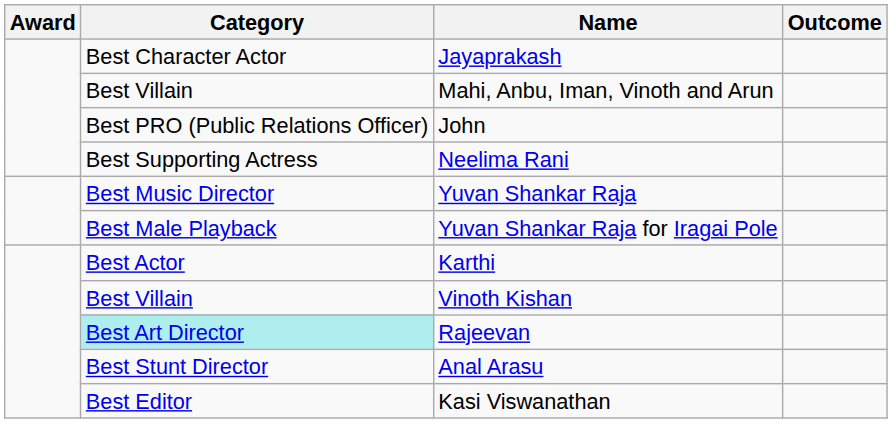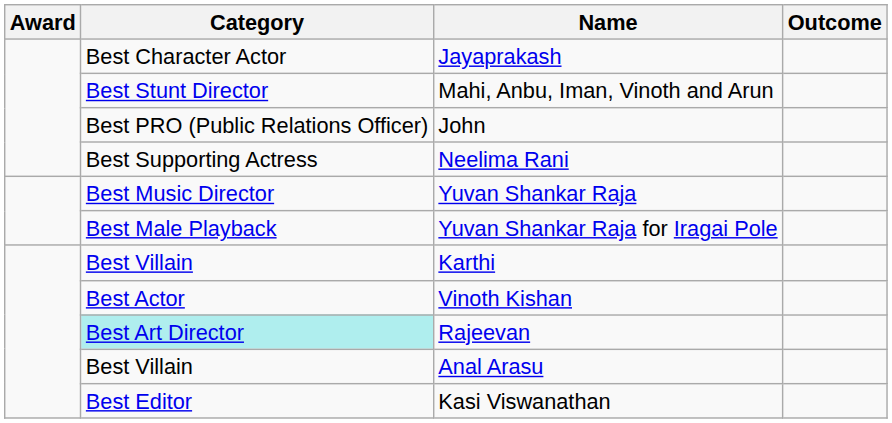(139, 91) Best Villain -> (177, 91) Best Stunt Director
(135, 263) Best Actor -> (139, 263) Best Villain
(139, 297) Best Villain -> (135, 297) Best Actor
(177, 366) Best Stunt Director -> (139, 366) Best Villain
